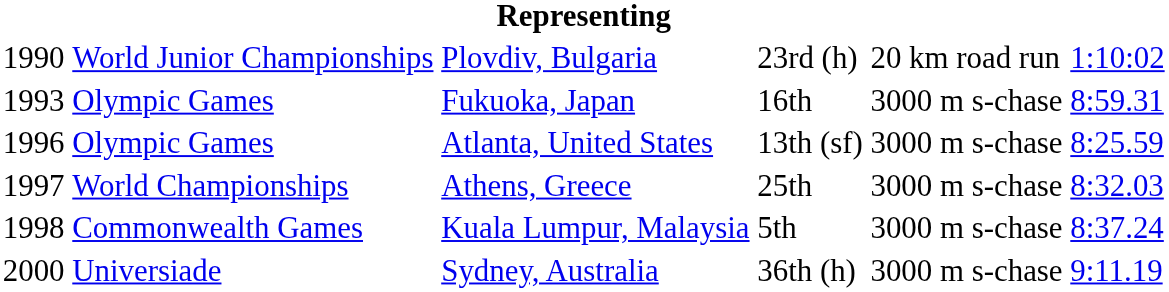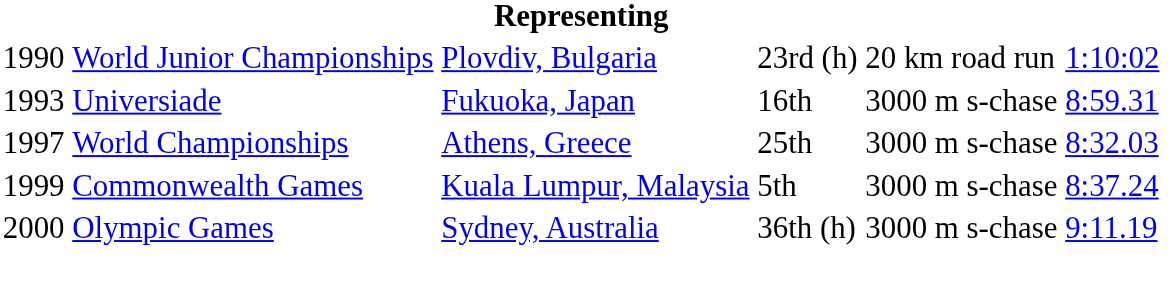(173, 100) Olympic Games -> (147, 100) Universiade
- row: (577, 143)
(34, 227) 1998 -> (34, 185) 1999
(147, 270) Universiade -> (173, 227) Olympic Games
